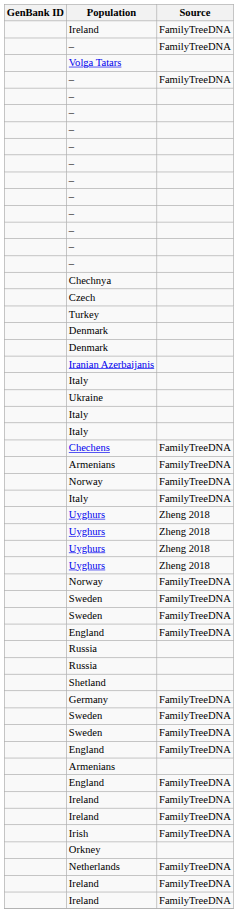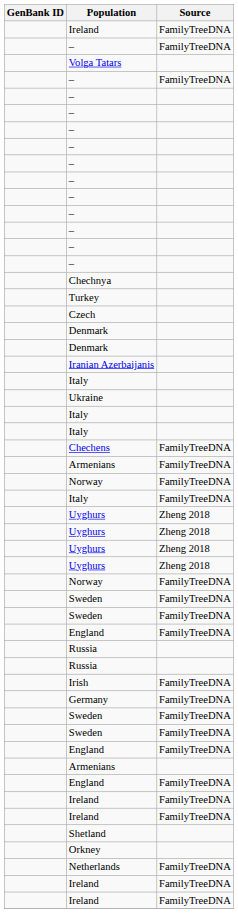rows swapped: (82, 297) <-> (84, 314)
rows swapped: (79, 833) <-> (87, 682)
